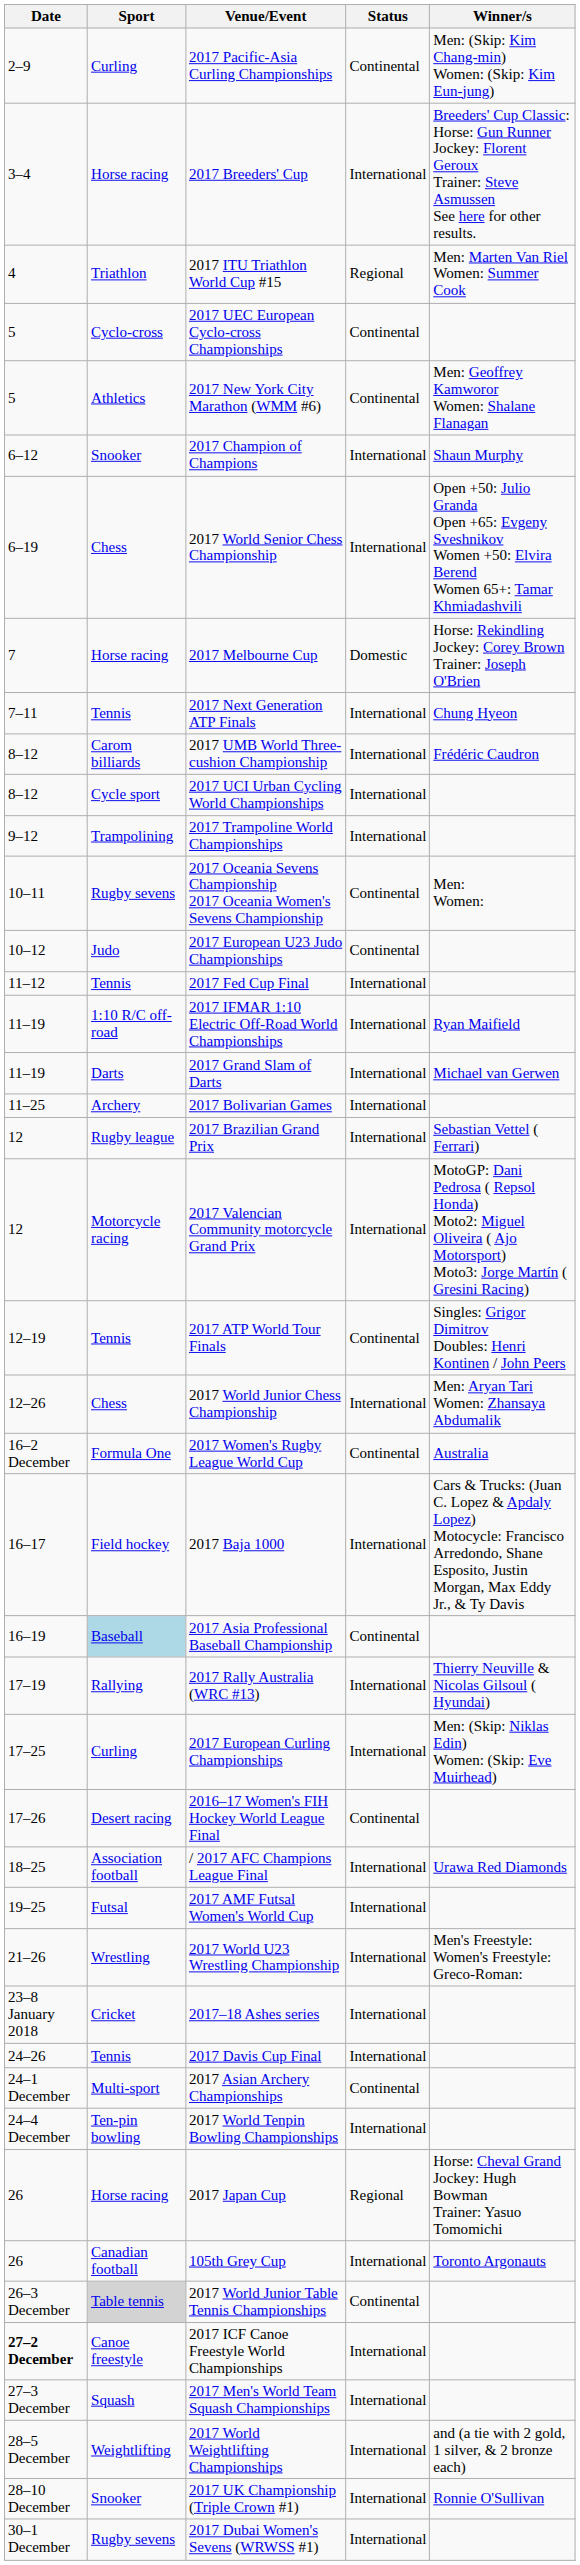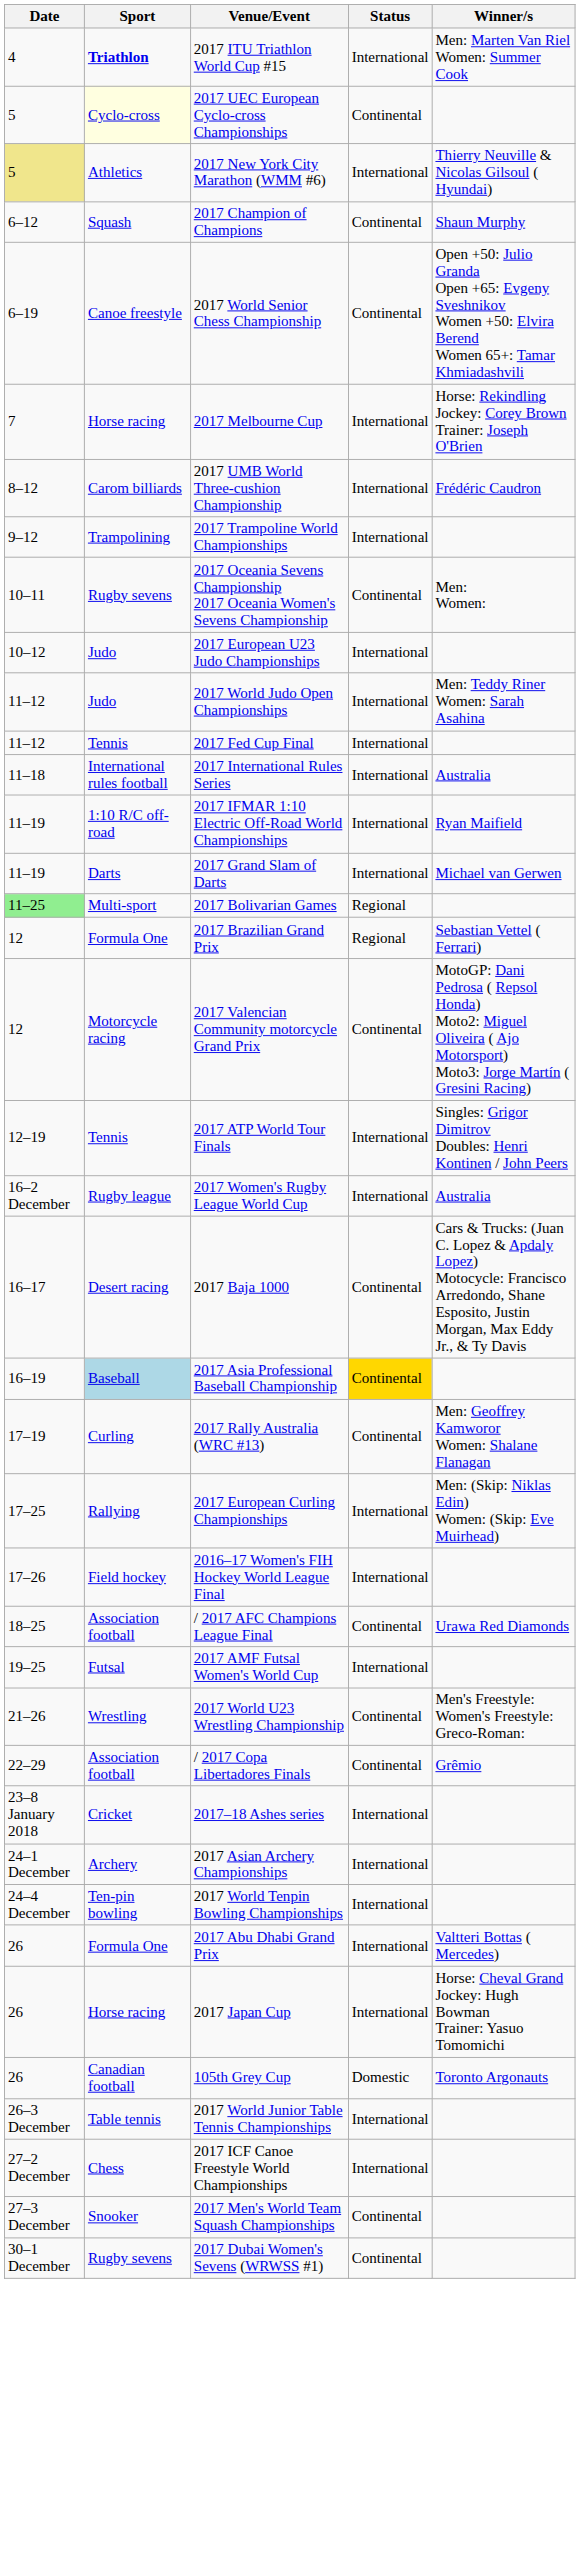- row: (261, 65)
- row: (248, 174)
(119, 274) normal -> (118, 57) bold
(377, 274) Regional -> (390, 57) International
(127, 331) no background -> (124, 114) lightyellow background
(12, 397) no background -> (12, 172) khaki background
(385, 397) Continental -> (390, 172) International
(484, 397) Men: Geoffrey Kamworor Women: Shalane Flanagan -> (493, 172) Thierry Neuville & Nicolas Gilsoul ( Hyundai)
(116, 455) Snooker -> (110, 221) Squash
(388, 455) International -> (387, 221) Continental
(109, 547) Chess -> (135, 313) Canoe freestyle
(388, 547) International -> (387, 313) Continental
(378, 655) Domestic -> (390, 421) International
- row: (256, 713)
- row: (265, 794)
(385, 951) Continental -> (390, 652) International
+ row: (263, 701)
+ row: (268, 774)
(26, 1105) no background -> (26, 905) lightgreen background
(116, 1105) Archery -> (122, 905) Multi-sport
(388, 1105) International -> (379, 905) Regional
(133, 1137) Rugby league -> (128, 937) Formula One
(388, 1137) International -> (379, 937) Regional
(388, 1229) International -> (387, 1029) Continental
(385, 1337) Continental -> (390, 1137) International
- row: (265, 1404)
(131, 1453) Formula One -> (129, 1195) Rugby league
(385, 1453) Continental -> (390, 1195) International
(130, 1544) Field hockey -> (128, 1287) Desert racing
(388, 1544) International -> (387, 1287) Continental
(385, 1636) no background -> (387, 1378) gold background
(117, 1685) Rallying -> (111, 1436) Curling
(388, 1685) International -> (387, 1436) Continental
(491, 1685) Thierry Neuville & Nicolas Gilsoul ( Hyundai) -> (486, 1436) Men: Geoffrey Kamworor Women: Shalane Flanagan
(114, 1751) Curling -> (114, 1511) Rallying
(131, 1817) Desert racing -> (127, 1577) Field hockey
(385, 1817) Continental -> (390, 1577) International
(388, 1867) International -> (387, 1626) Continental
(388, 1957) International -> (387, 1716) Continental
+ row: (252, 1765)
- row: (255, 2055)
(125, 2087) Multi-sport -> (113, 1864) Archery
(385, 2087) Continental -> (390, 1864) International
+ row: (264, 1945)
(377, 2194) Regional -> (390, 2011) International
(388, 2261) International -> (380, 2077) Domestic
(127, 2301) lightgrey background -> (124, 2118) no background
(385, 2301) Continental -> (390, 2118) International
(41, 2351) bold -> (39, 2167) normal
(117, 2351) Canoe freestyle -> (106, 2167) Chess
(113, 2400) Squash -> (113, 2217) Snooker
(388, 2400) International -> (387, 2217) Continental
- row: (236, 2449)
- row: (262, 2498)
(388, 2539) International -> (387, 2257) Continental
